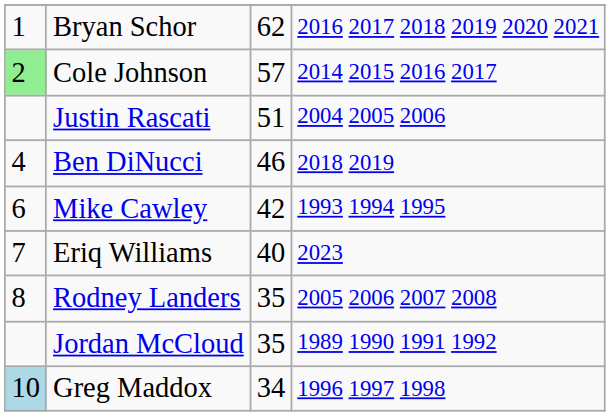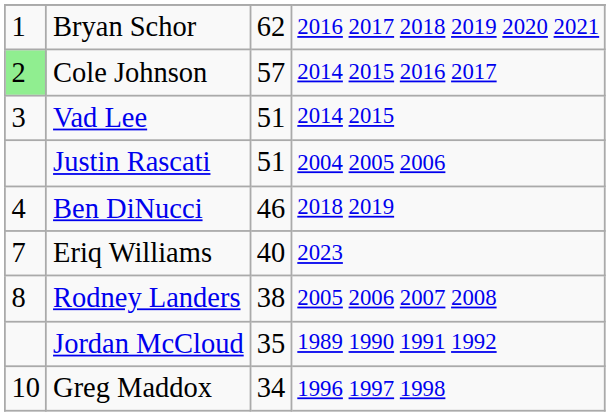+ row: (100, 117)
- row: (130, 207)
(271, 298) 35 -> (271, 298) 38
(26, 388) lightblue background -> (26, 388) no background
